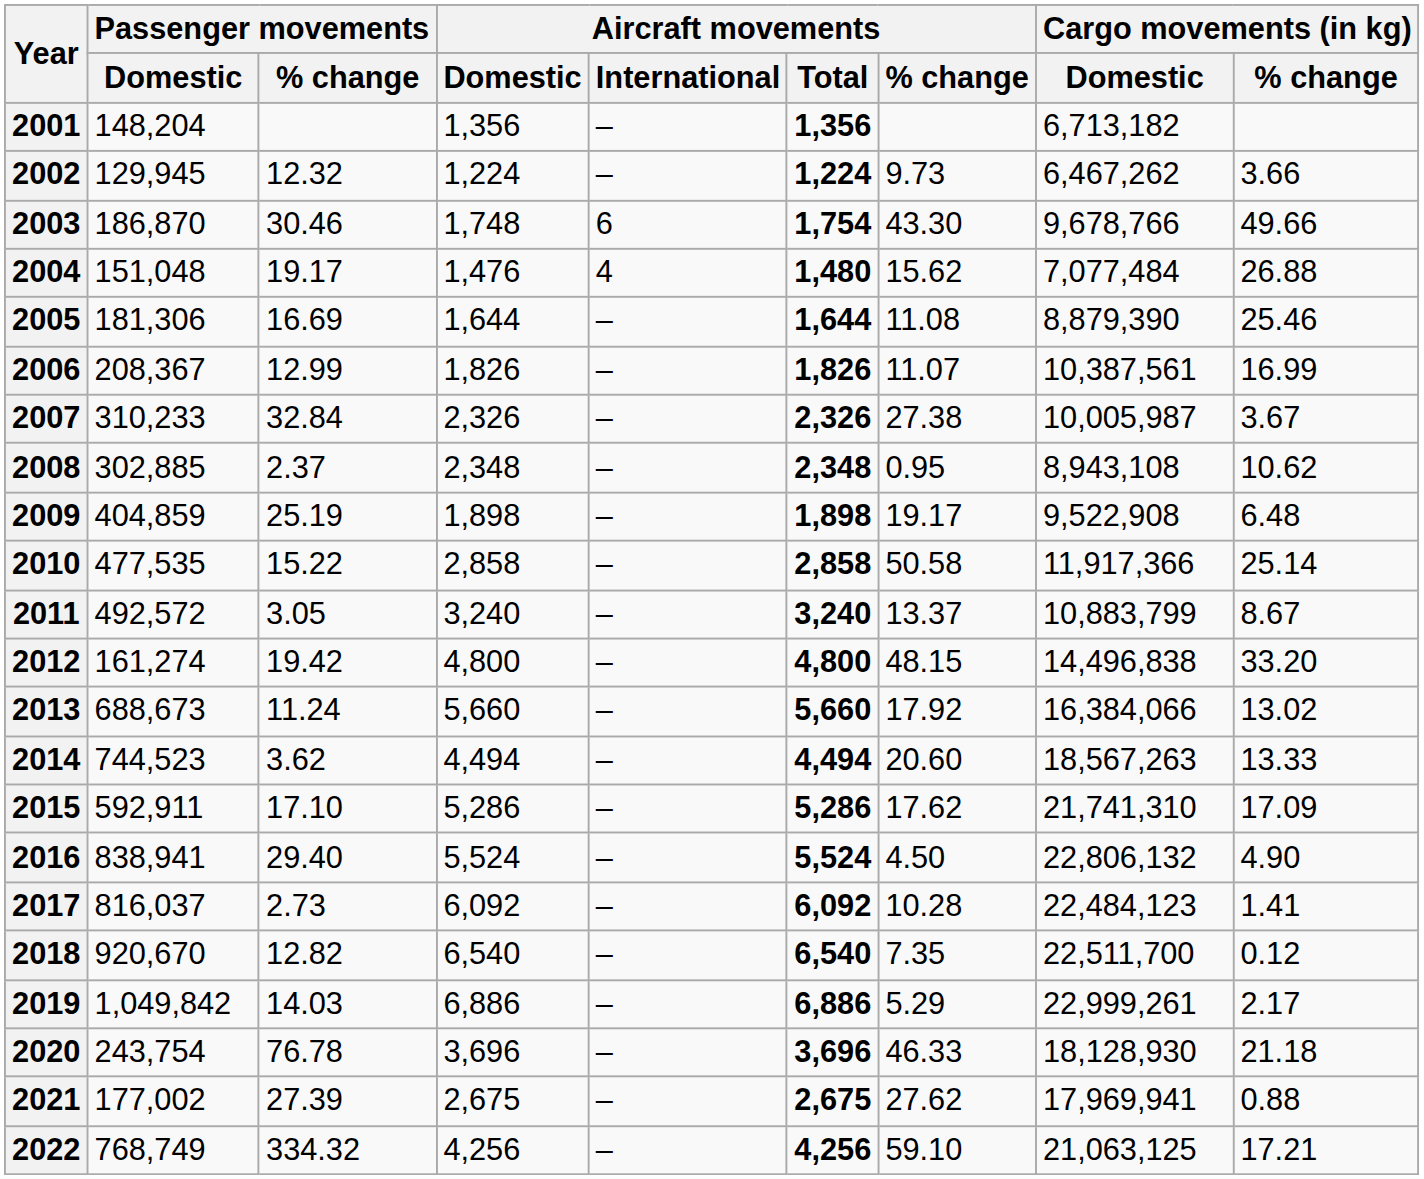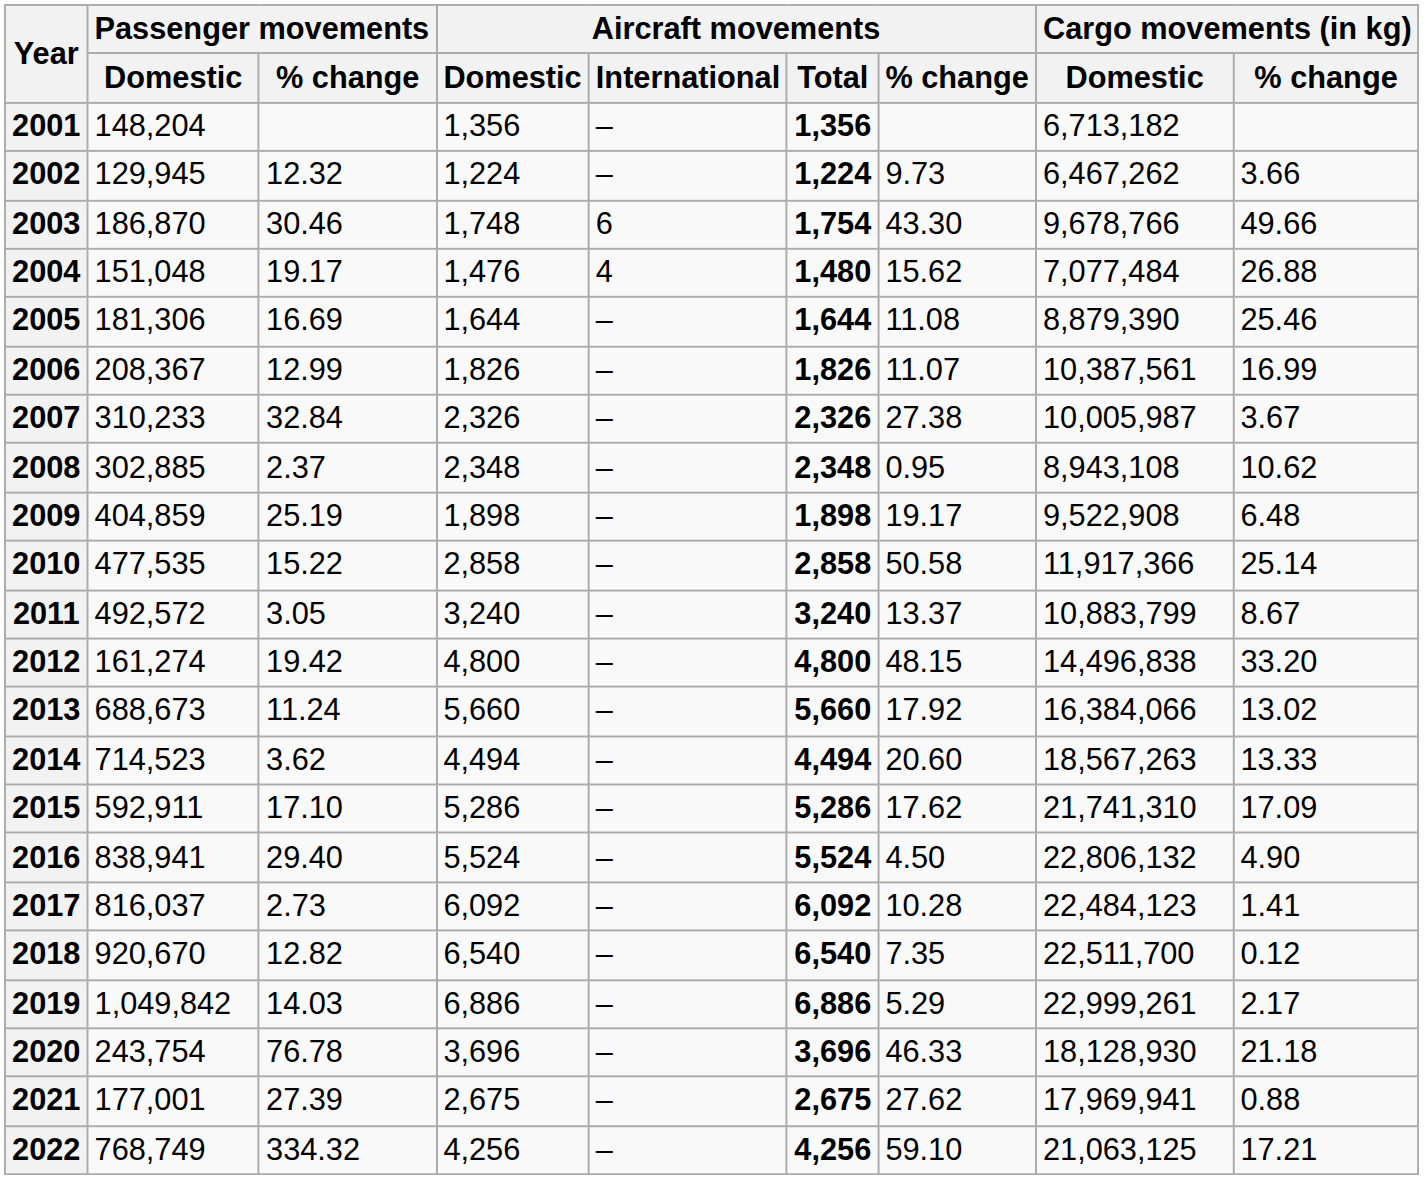(150, 759) 744,523 -> (150, 759) 714,523
(150, 1100) 177,002 -> (150, 1100) 177,001
